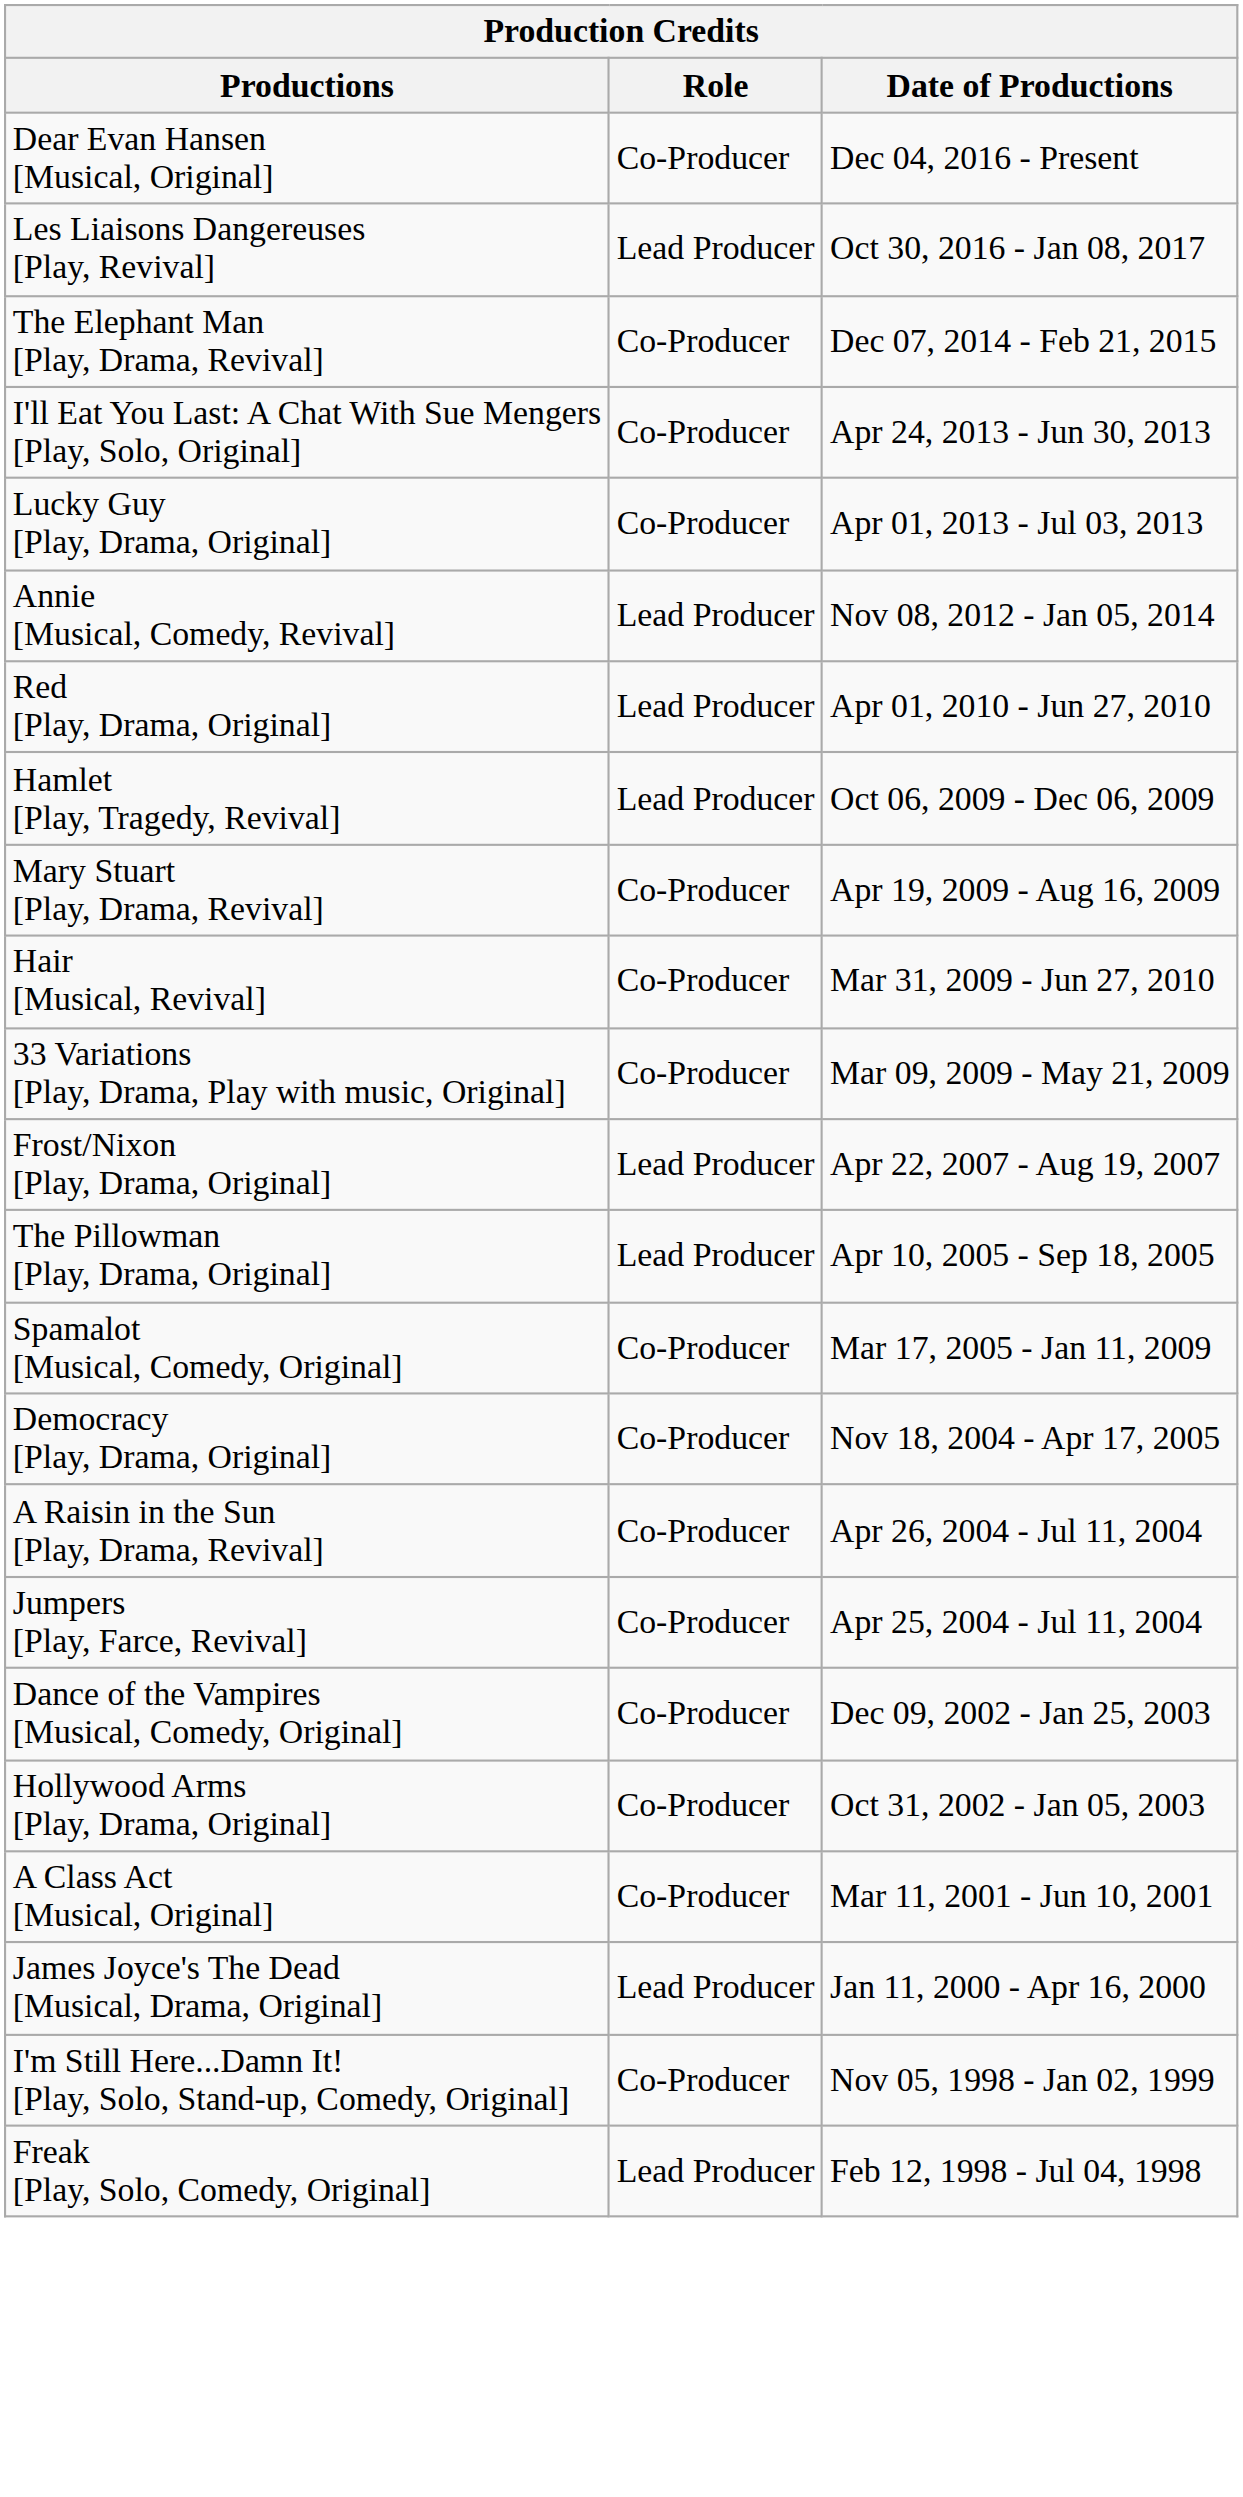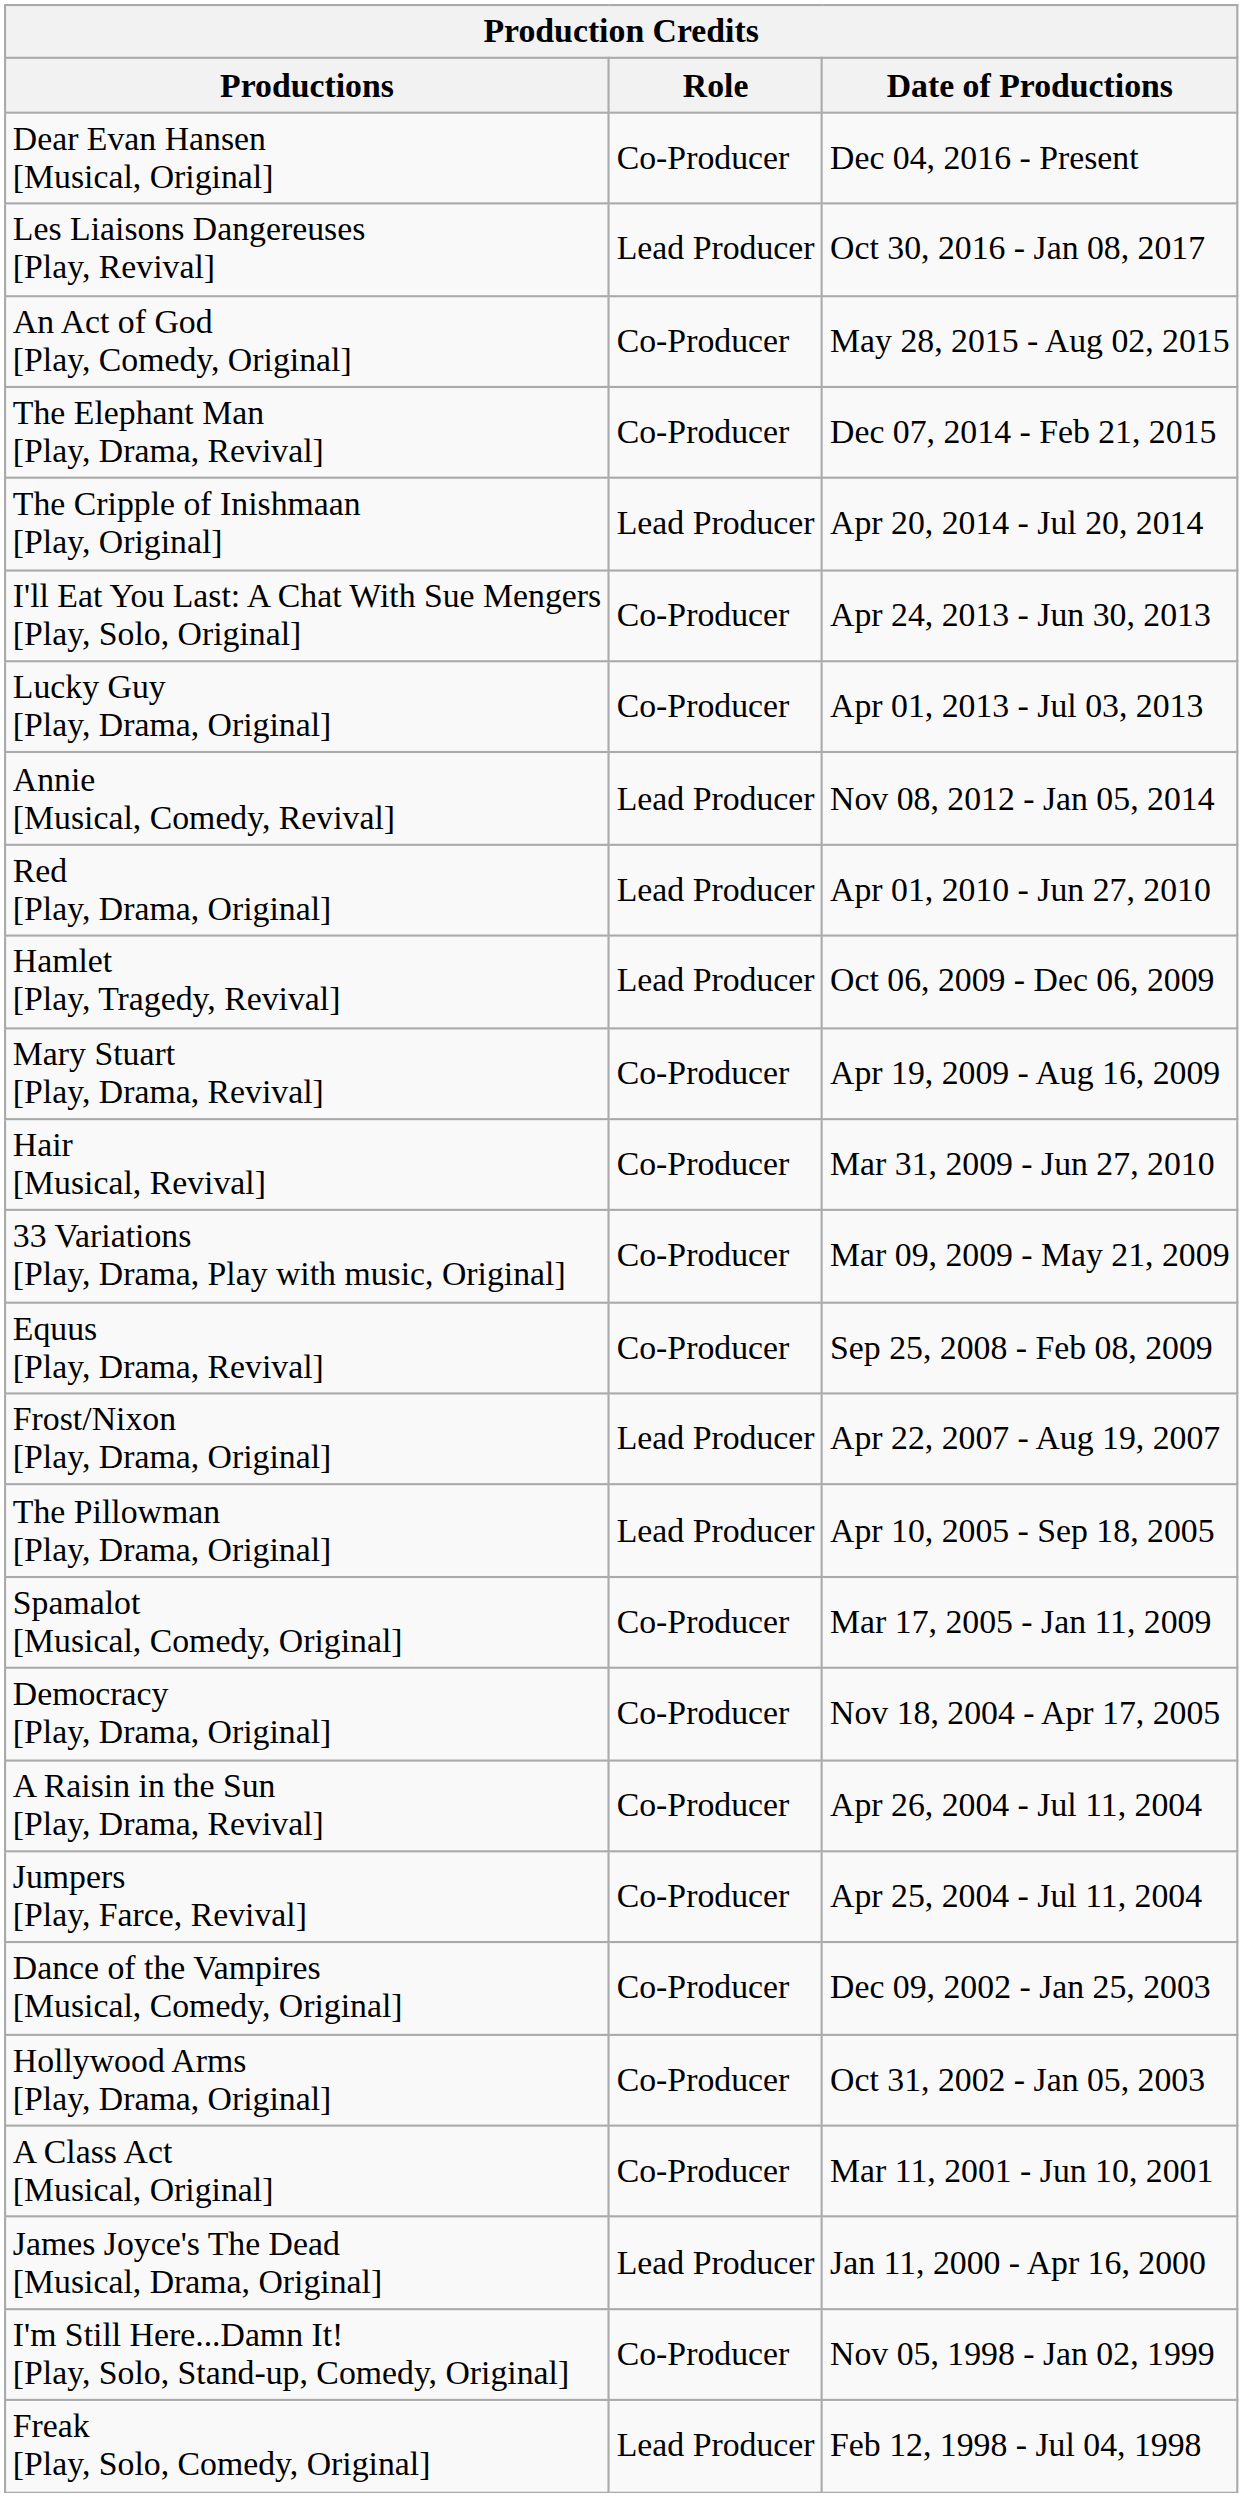+ row: (182, 340)
+ row: (187, 523)
+ row: (168, 1347)
